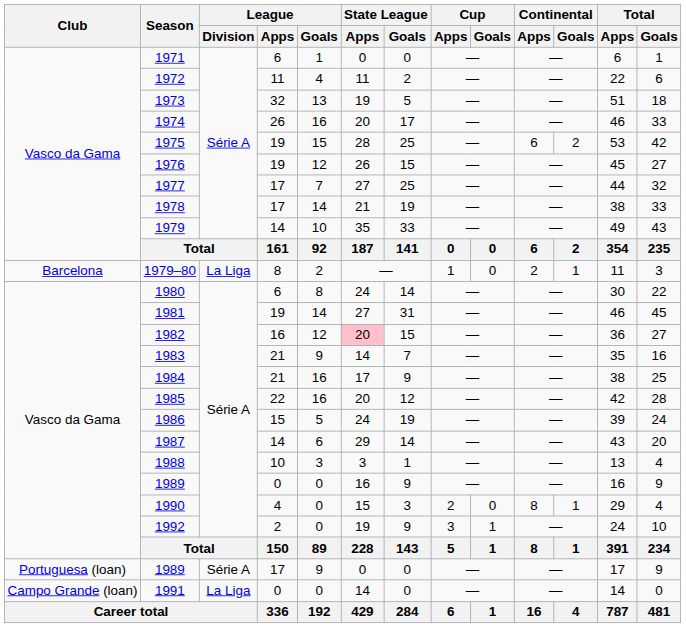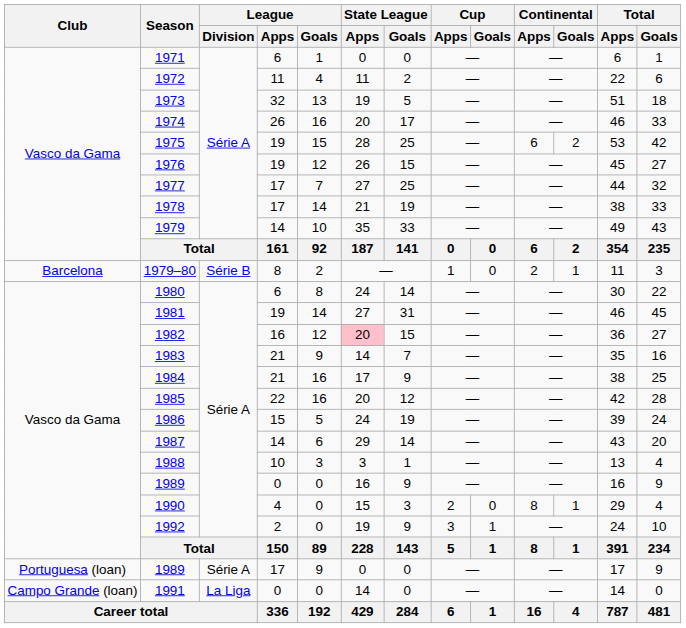(228, 270) La Liga -> (228, 270) Série B
